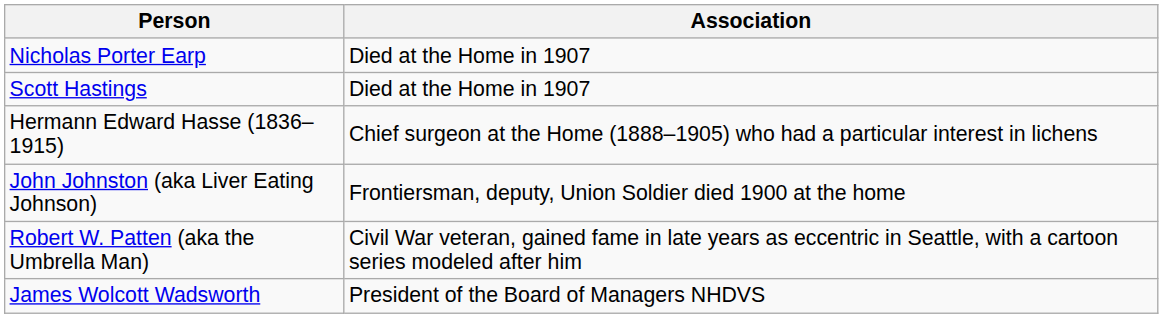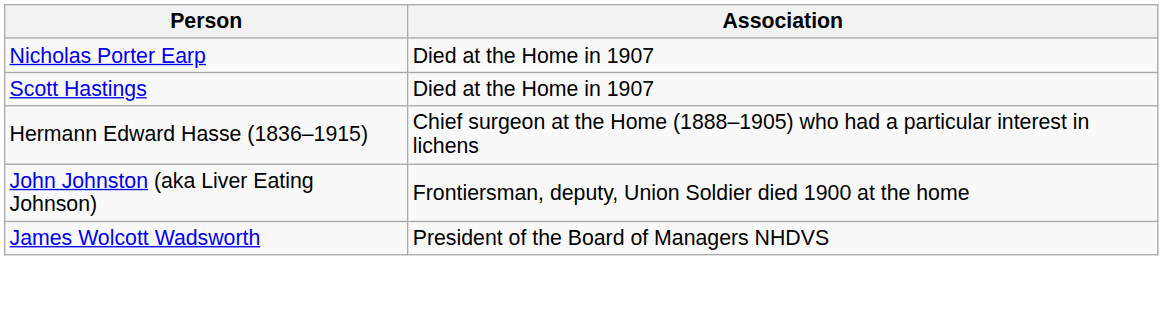- row: (132, 249)
